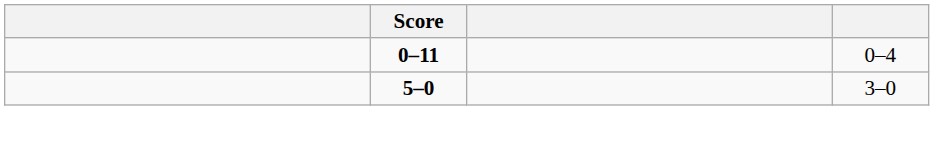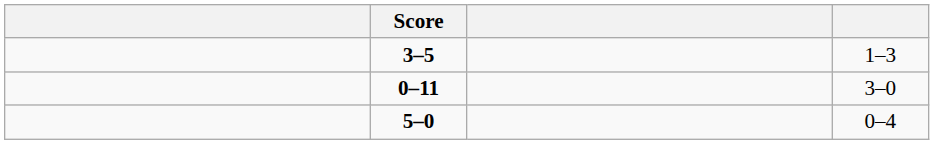+ row: (419, 54)
(880, 54) 0–4 -> (880, 88) 3–0
(880, 88) 3–0 -> (880, 121) 0–4
